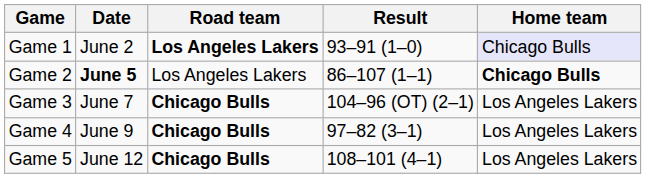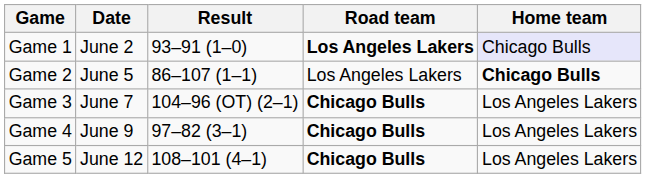columns swapped: (235, 18) <-> (400, 18)
(108, 74) bold -> (107, 74) normal
